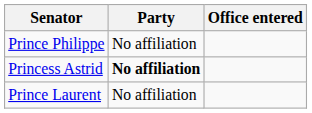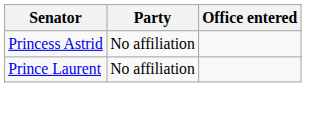- row: (56, 43)
(156, 69) bold -> (152, 43) normal
